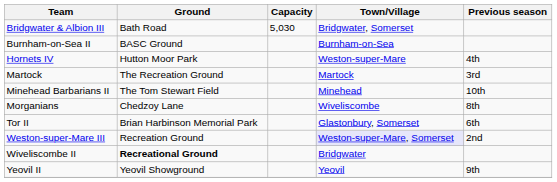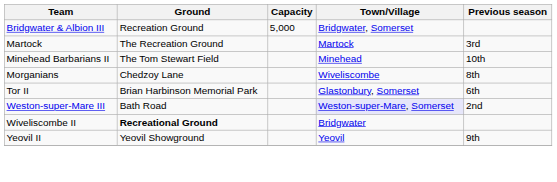(143, 28) Bath Road -> (162, 28) Recreation Ground
(282, 28) 5,030 -> (282, 28) 5,000
- row: (49, 43)
- row: (30, 59)
(162, 138) Recreation Ground -> (143, 106) Bath Road
